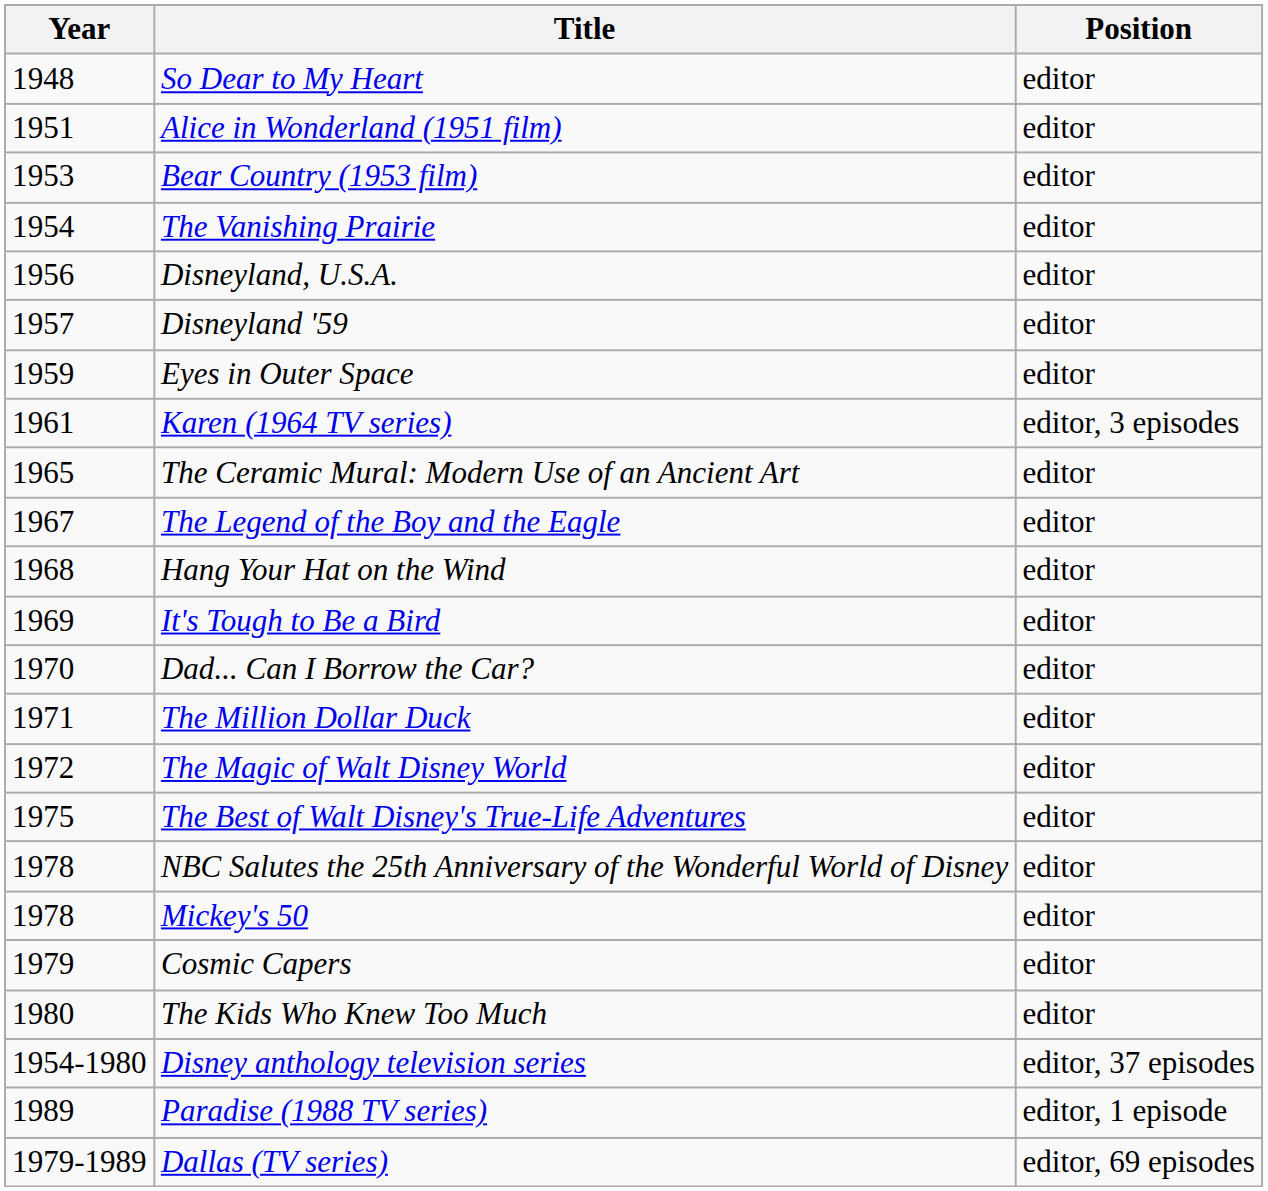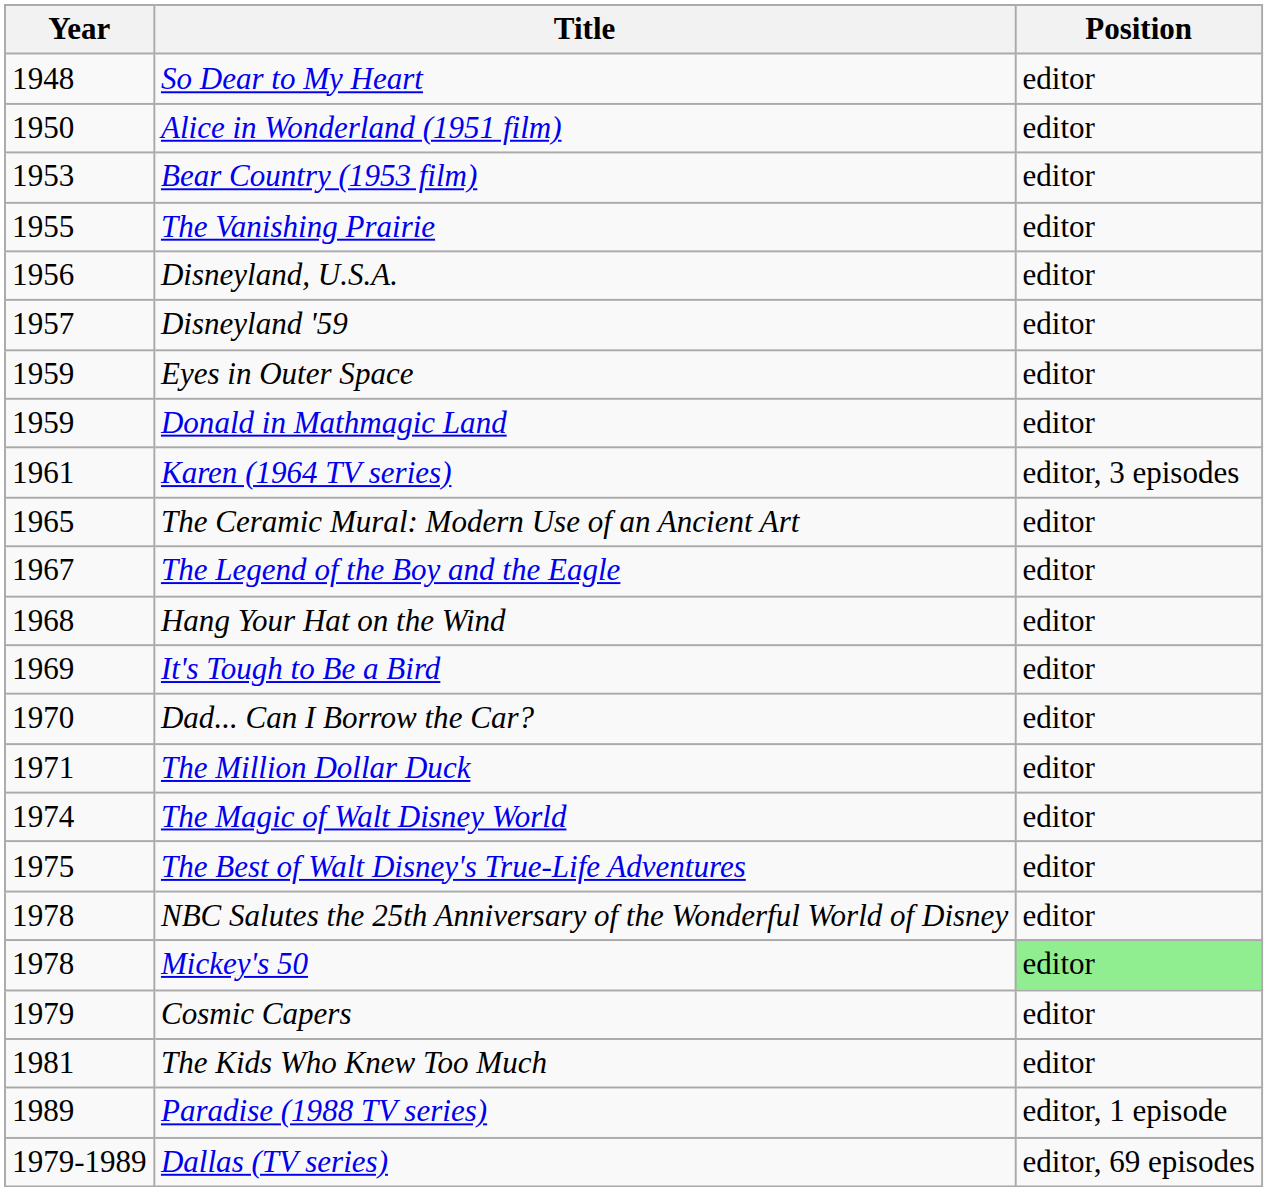(43, 127) 1951 -> (43, 127) 1950
(43, 226) 1954 -> (43, 226) 1955
+ row: (334, 422)
(43, 767) 1972 -> (43, 816) 1974
(1059, 915) no background -> (1059, 964) lightgreen background
(43, 1013) 1980 -> (43, 1062) 1981
- row: (373, 1062)
